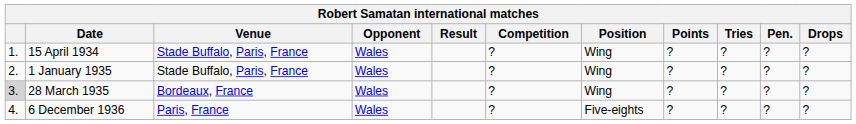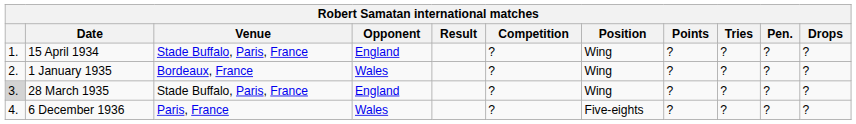(372, 53) Wales -> (377, 53) England
(232, 72) Stade Buffalo, Paris, France -> (205, 72) Bordeaux, France
(205, 91) Bordeaux, France -> (232, 91) Stade Buffalo, Paris, France
(372, 91) Wales -> (377, 91) England
